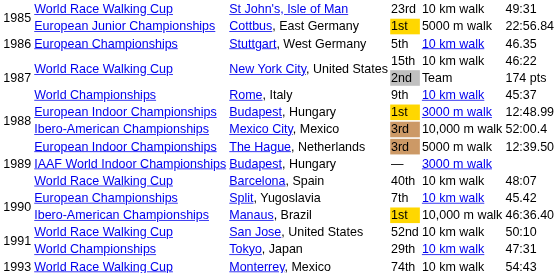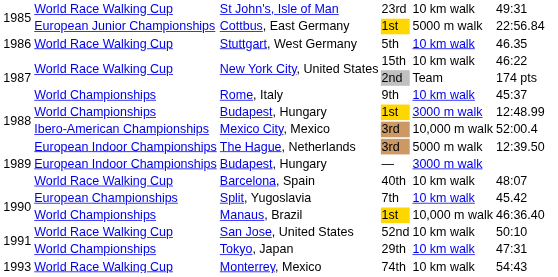(106, 43) European Championships -> (104, 43) World Race Walking Cup
(125, 112) European Indoor Championships -> (95, 112) World Championships
(130, 163) IAAF World Indoor Championships -> (125, 163) European Indoor Championships
(122, 215) Ibero-American Championships -> (95, 215) World Championships
